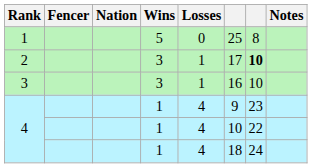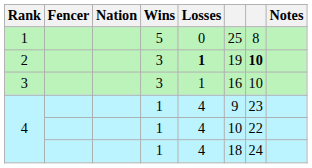(201, 60) normal -> (201, 60) bold
(235, 60) 17 -> (235, 60) 19
